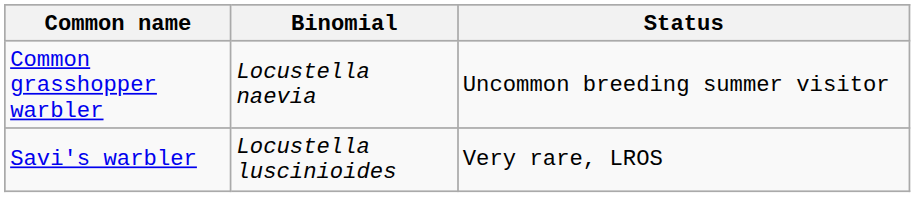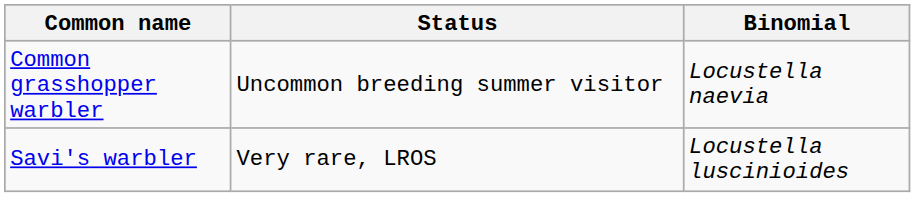columns swapped: (344, 23) <-> (684, 23)
